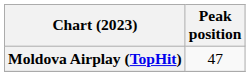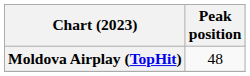(215, 58) 47 -> (215, 58) 48
